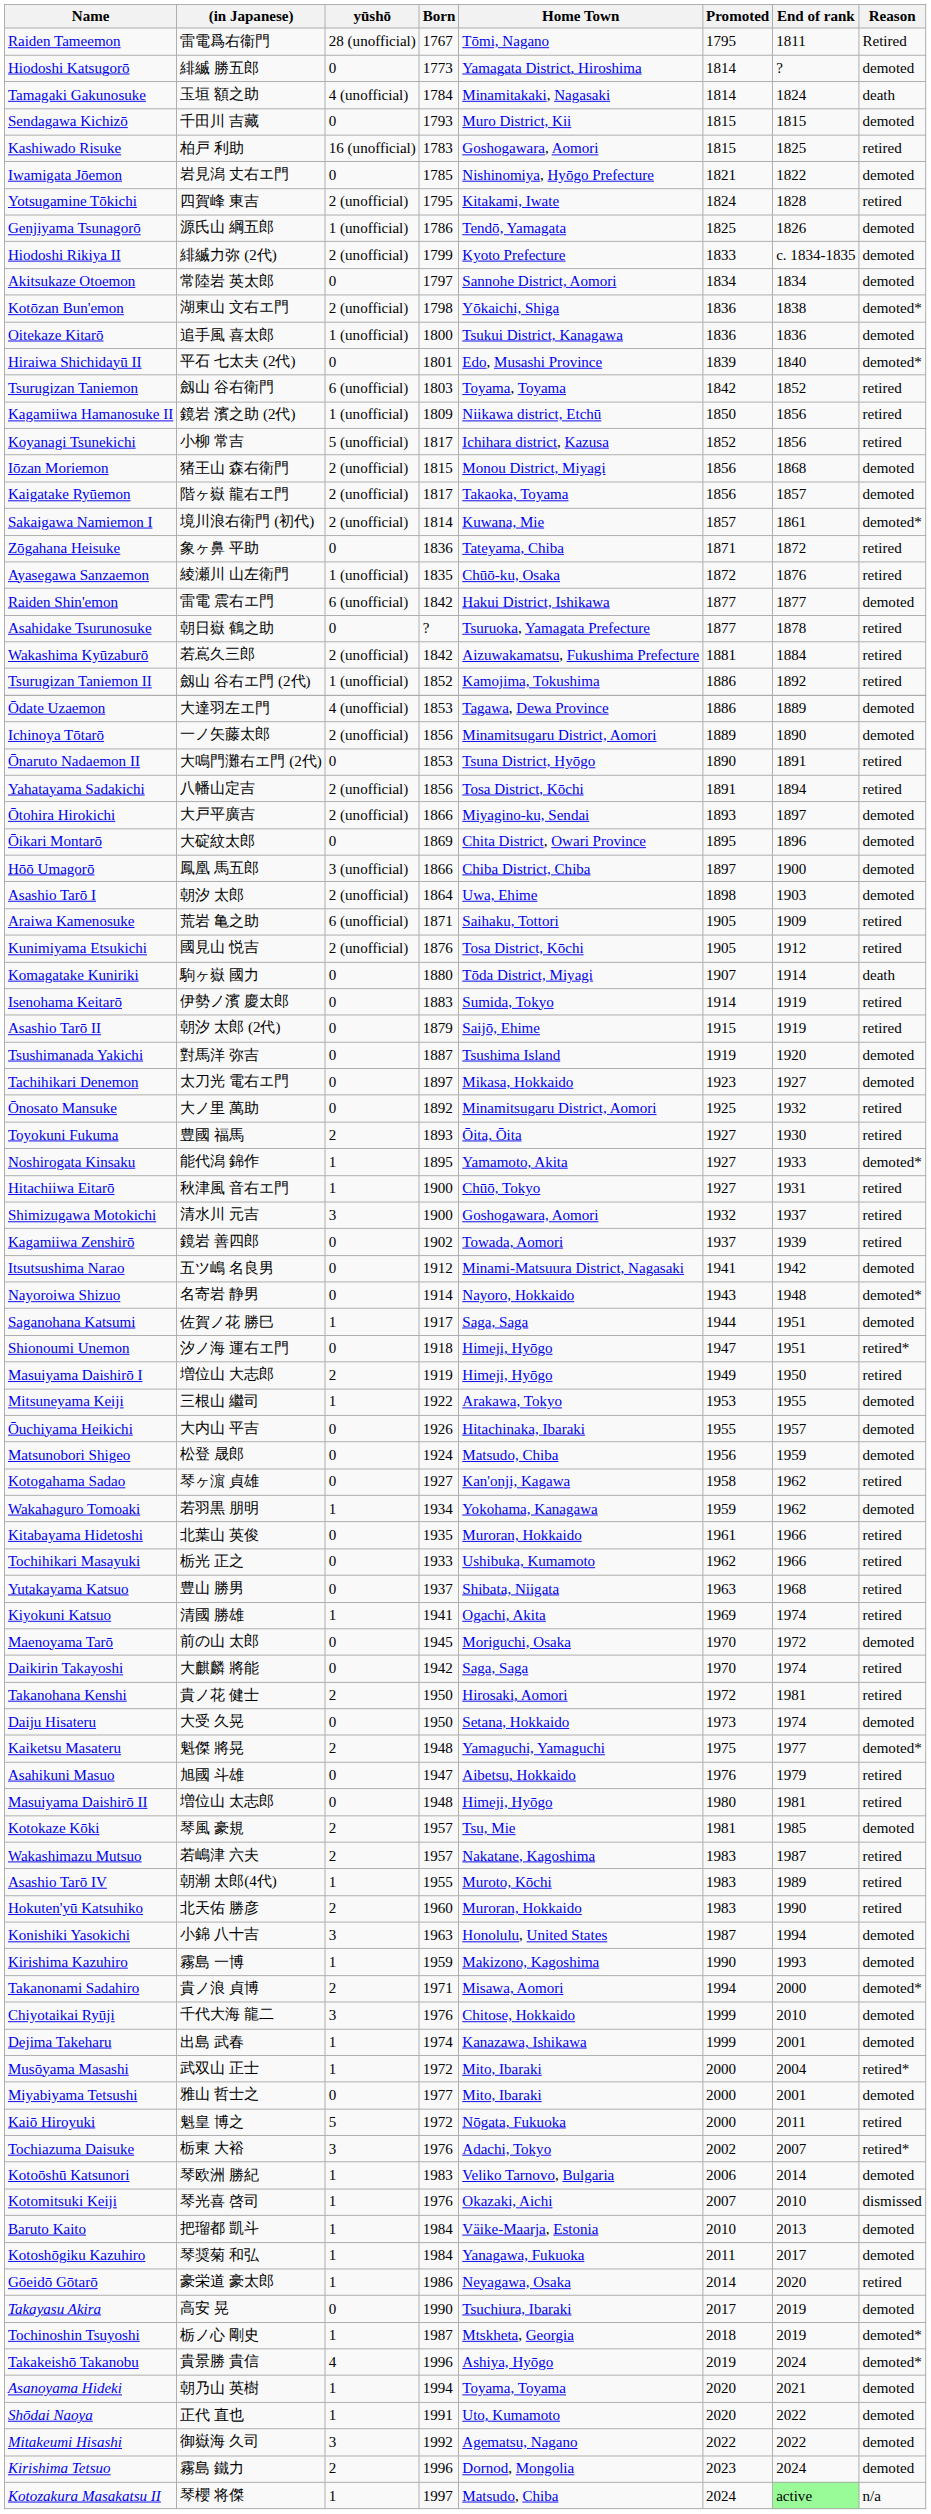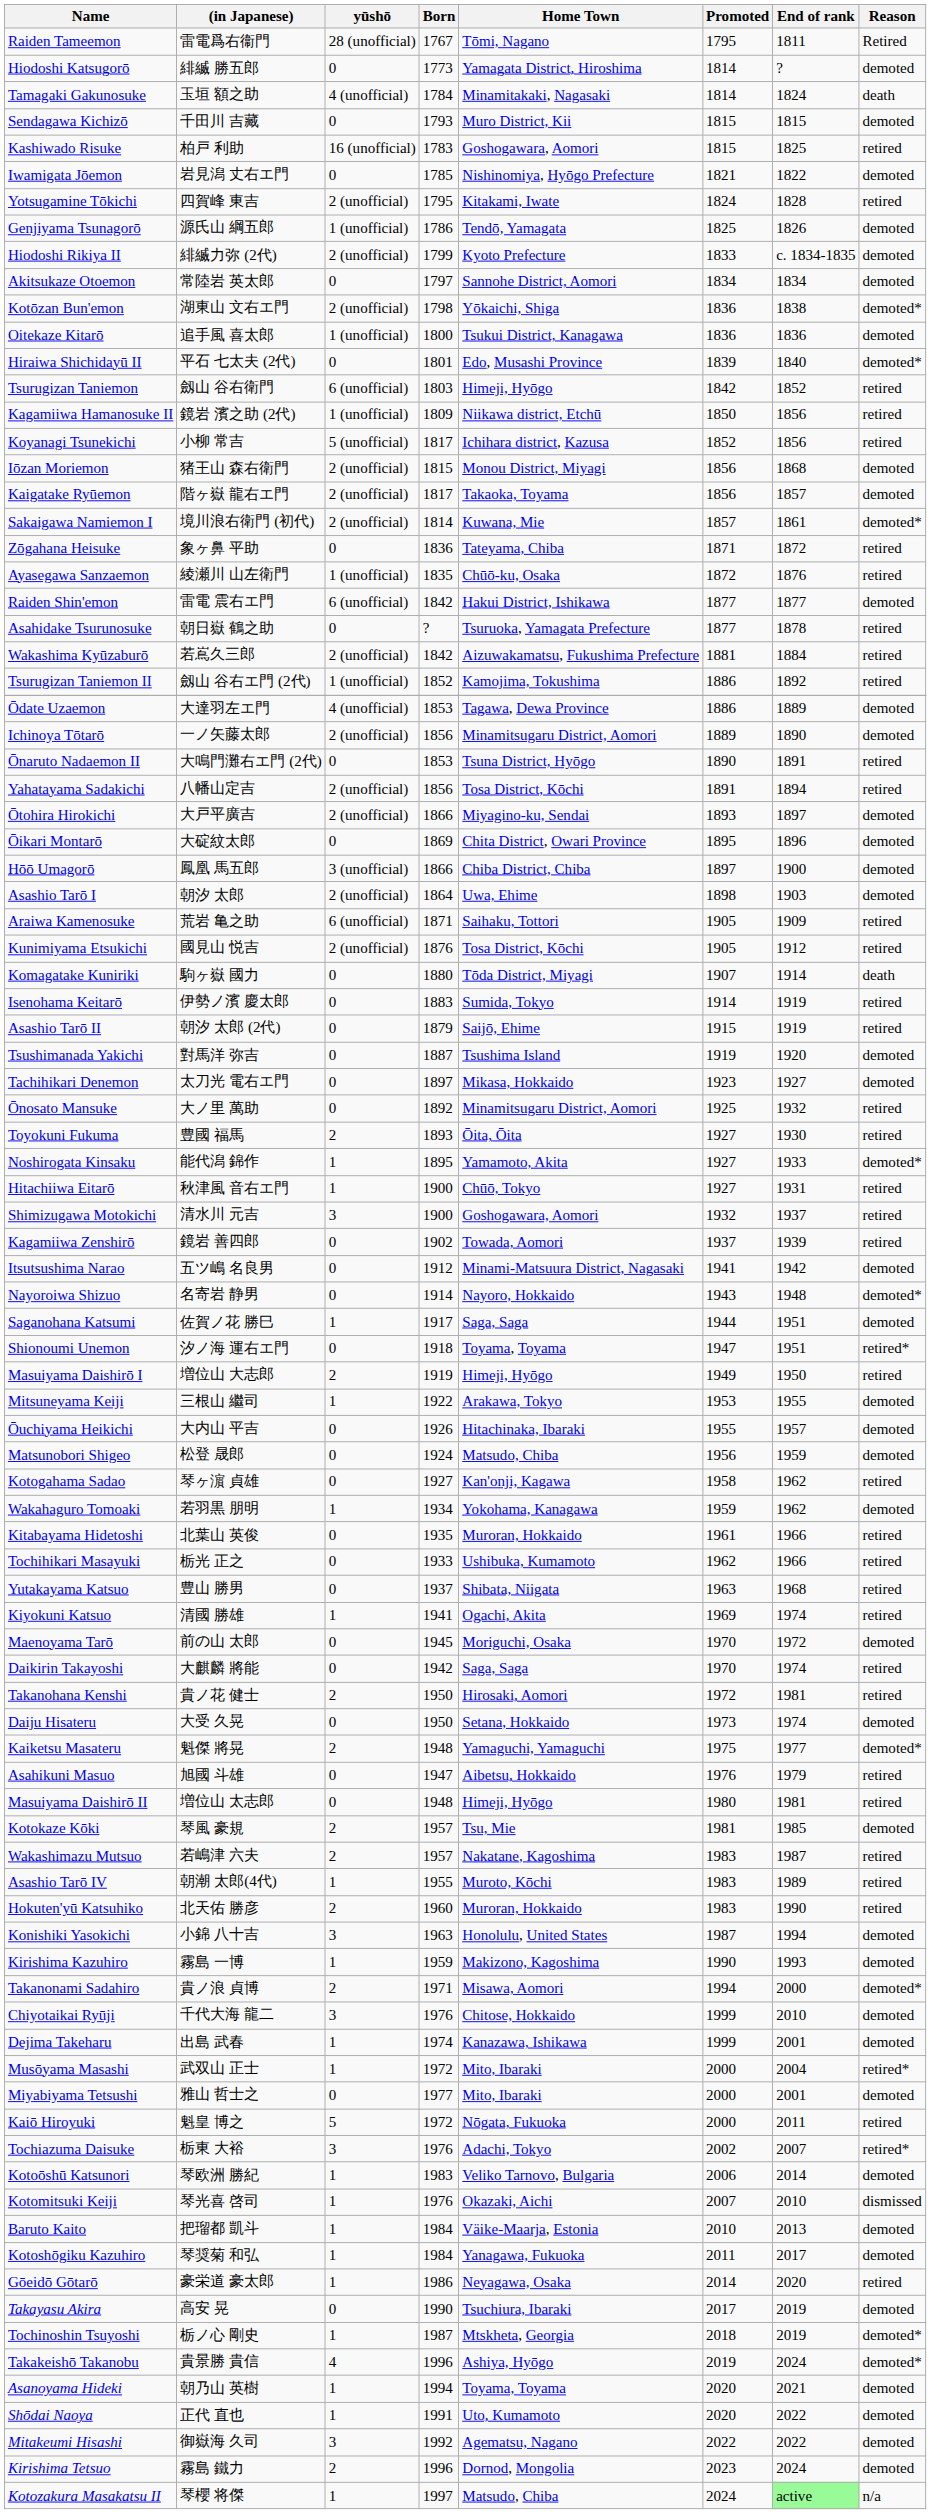(514, 388) Toyama, Toyama -> (507, 388) Himeji, Hyōgo
(507, 1348) Himeji, Hyōgo -> (514, 1348) Toyama, Toyama
